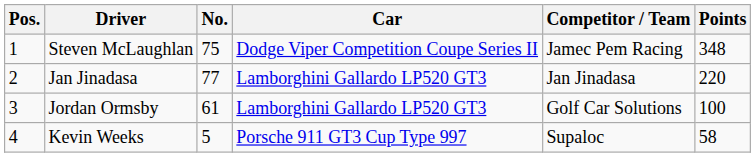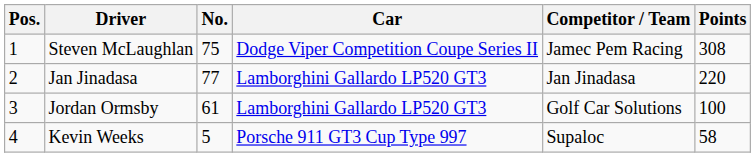(712, 49) 348 -> (712, 49) 308
